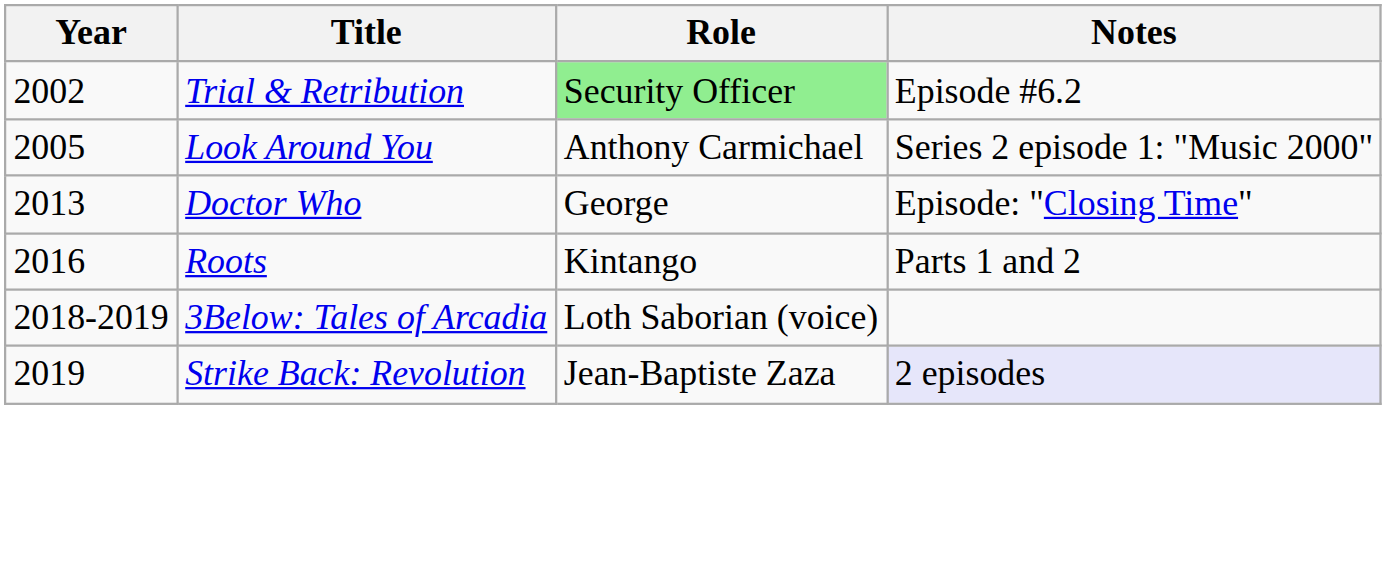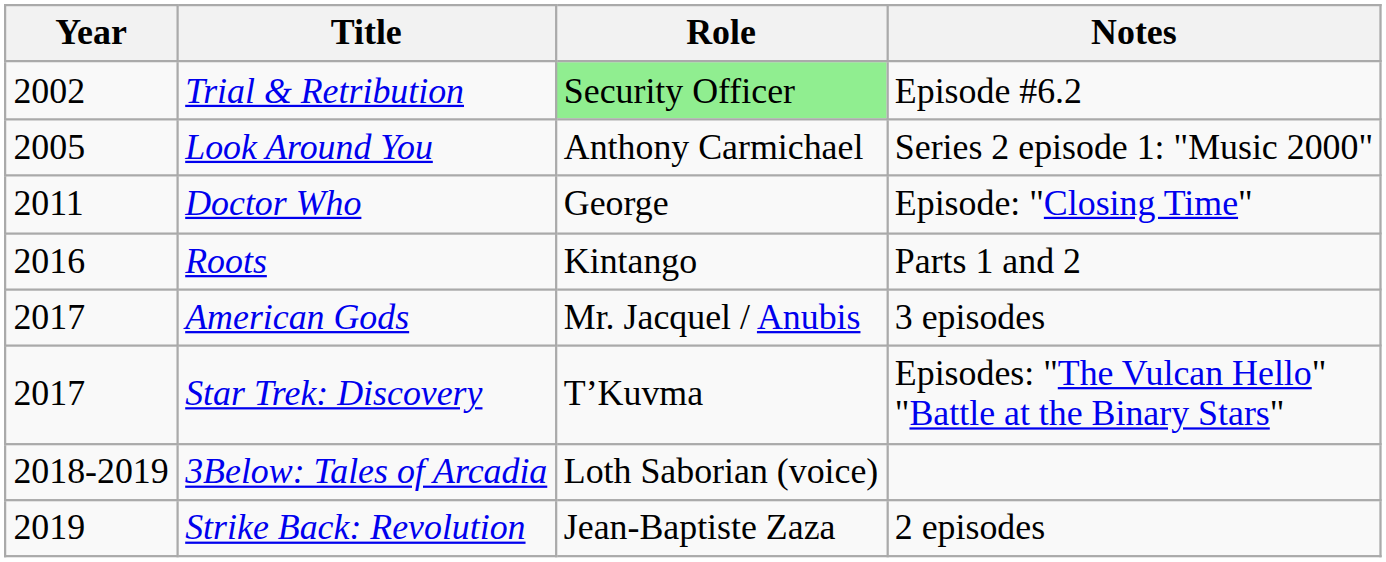(49, 203) 2013 -> (49, 203) 2011
+ row: (297, 317)
+ row: (334, 394)
(970, 373) lavender background -> (970, 527) no background
